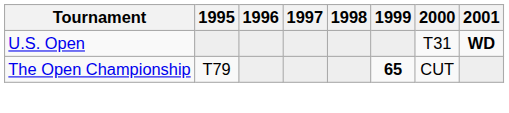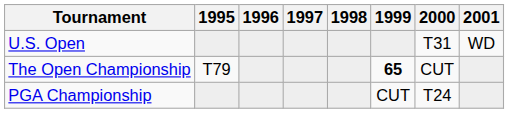(481, 44) bold -> (481, 44) normal
+ row: (80, 96)
